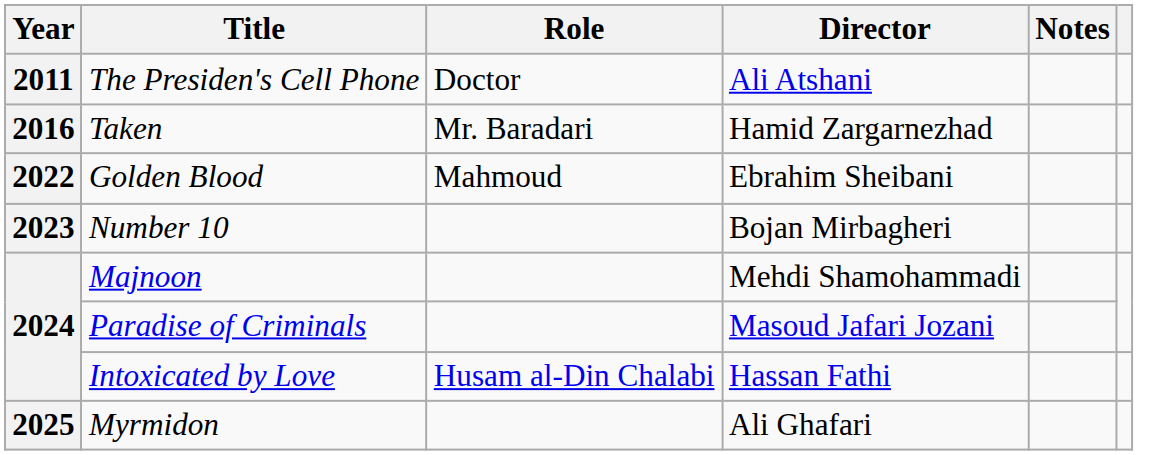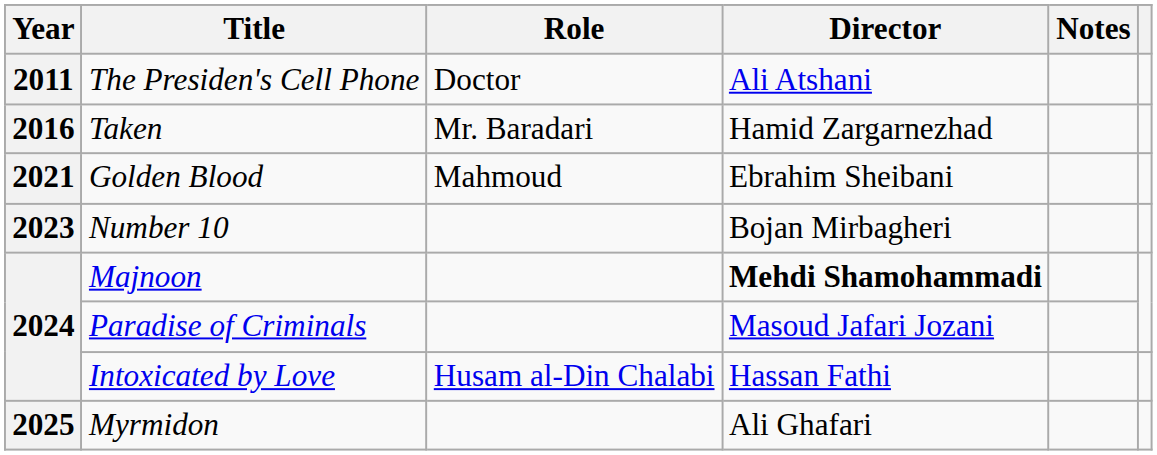(43, 177) 2022 -> (43, 177) 2021
(875, 276) normal -> (885, 276) bold
